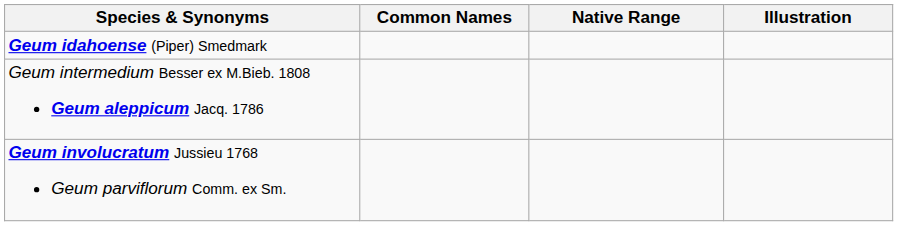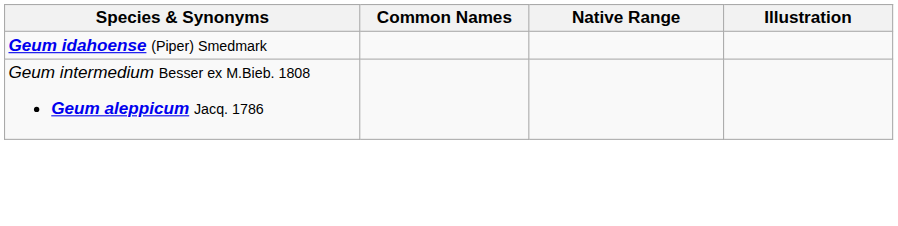- row: (182, 171)
